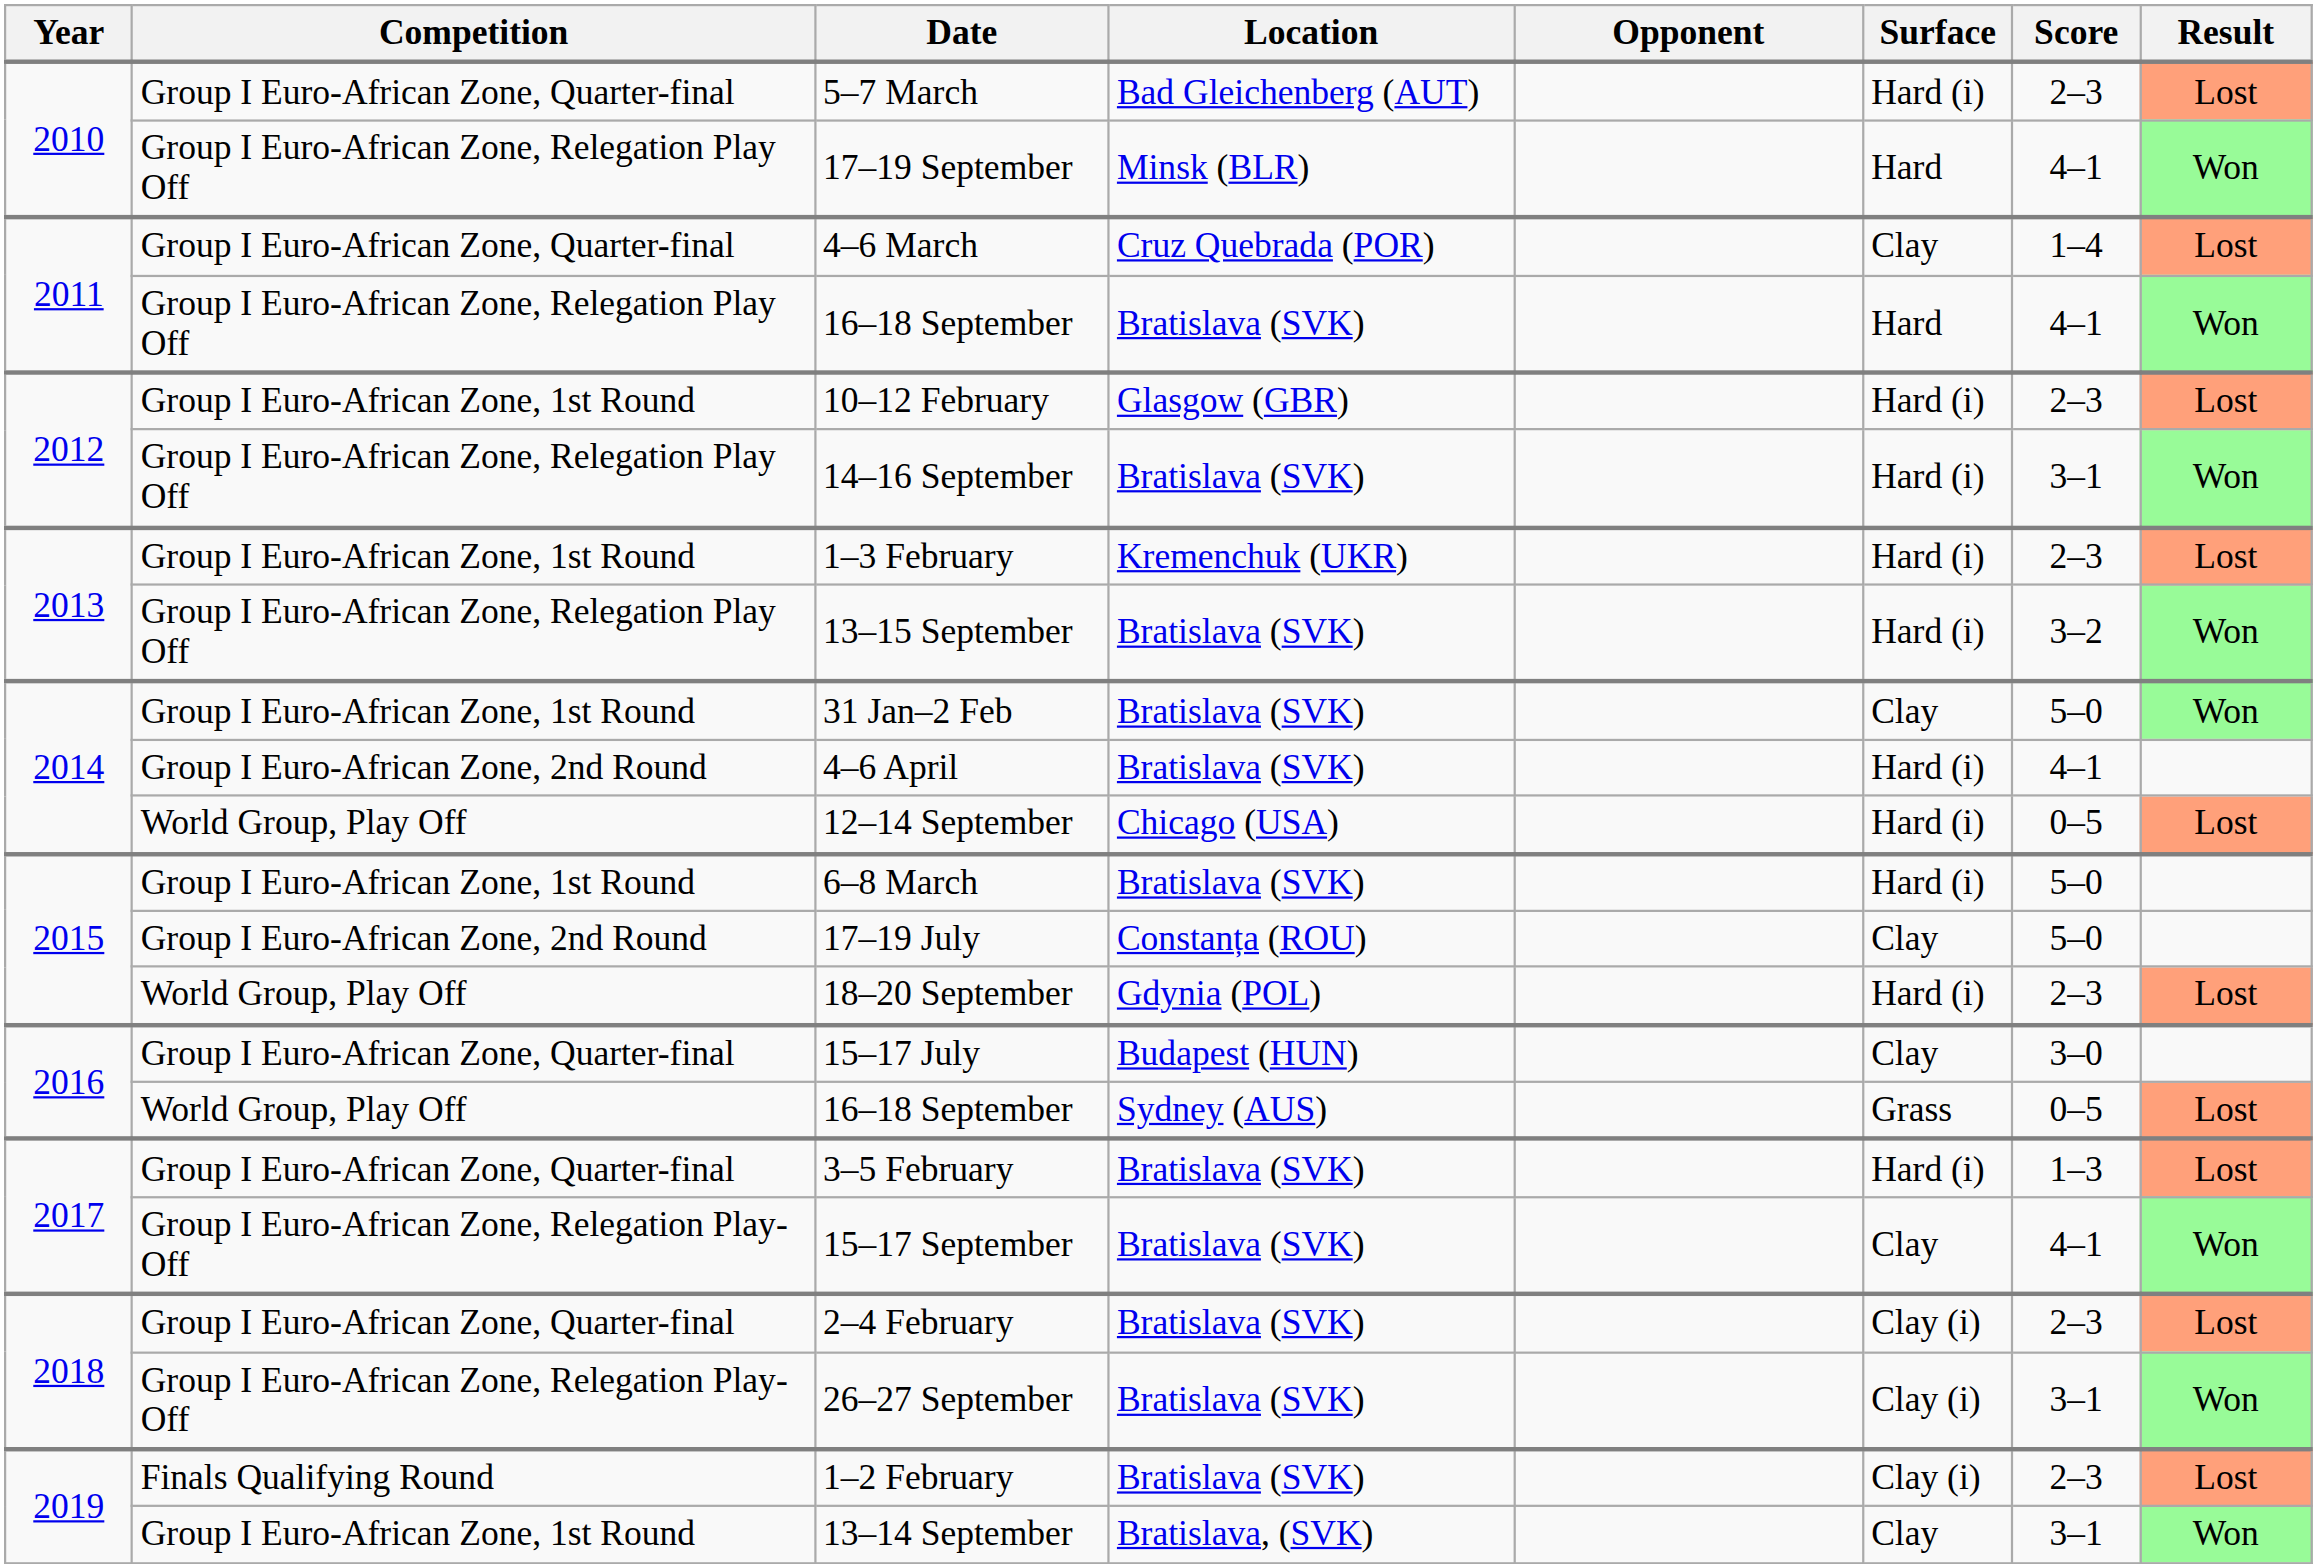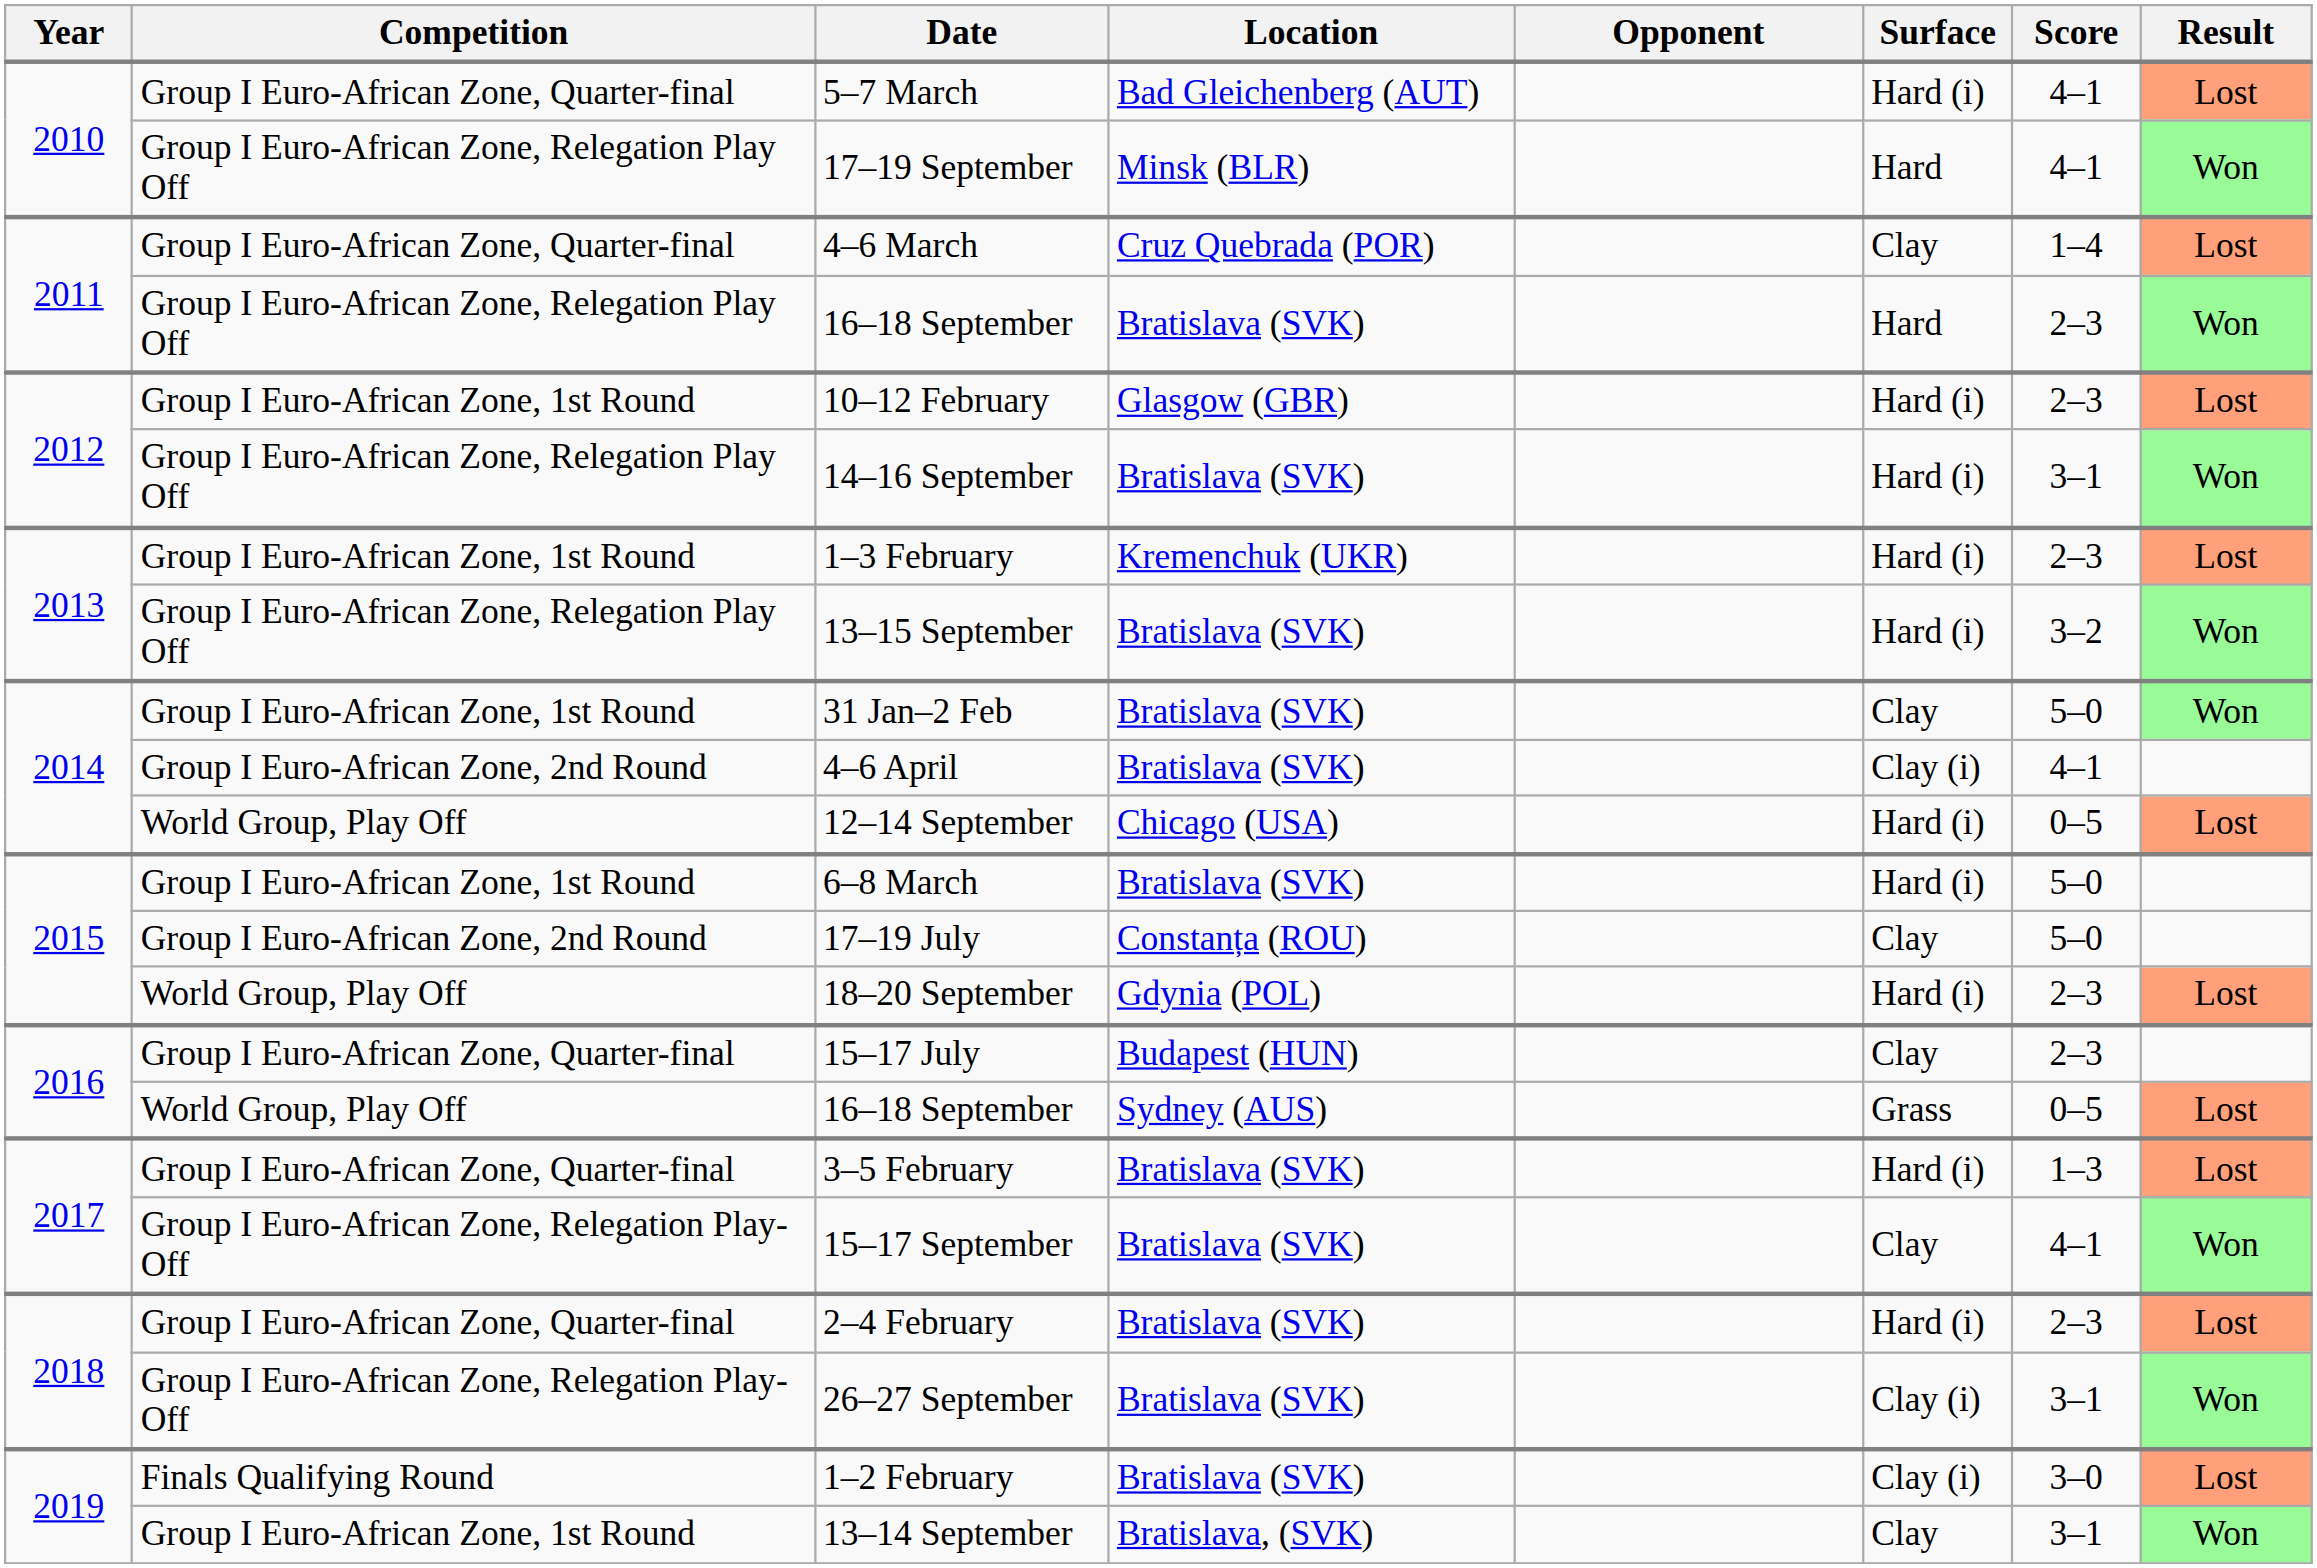(2076, 91) 2–3 -> (2076, 91) 4–1
(2076, 322) 4–1 -> (2076, 322) 2–3
(1928, 766) Hard (i) -> (1926, 766) Clay (i)
(2076, 1053) 3–0 -> (2076, 1053) 2–3
(1926, 1322) Clay (i) -> (1928, 1322) Hard (i)
(2076, 1477) 2–3 -> (2076, 1477) 3–0
